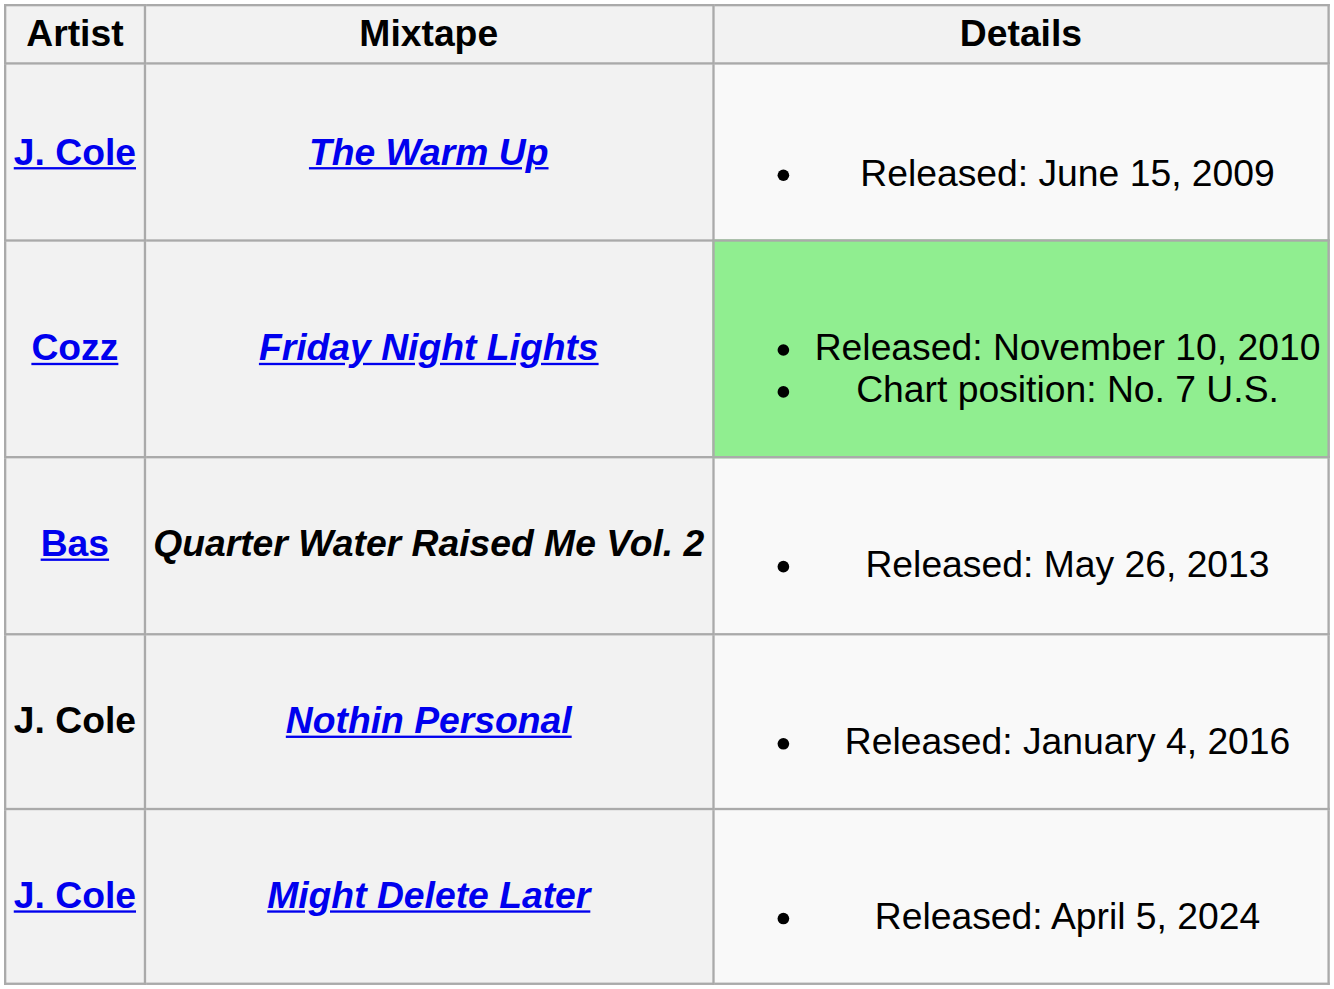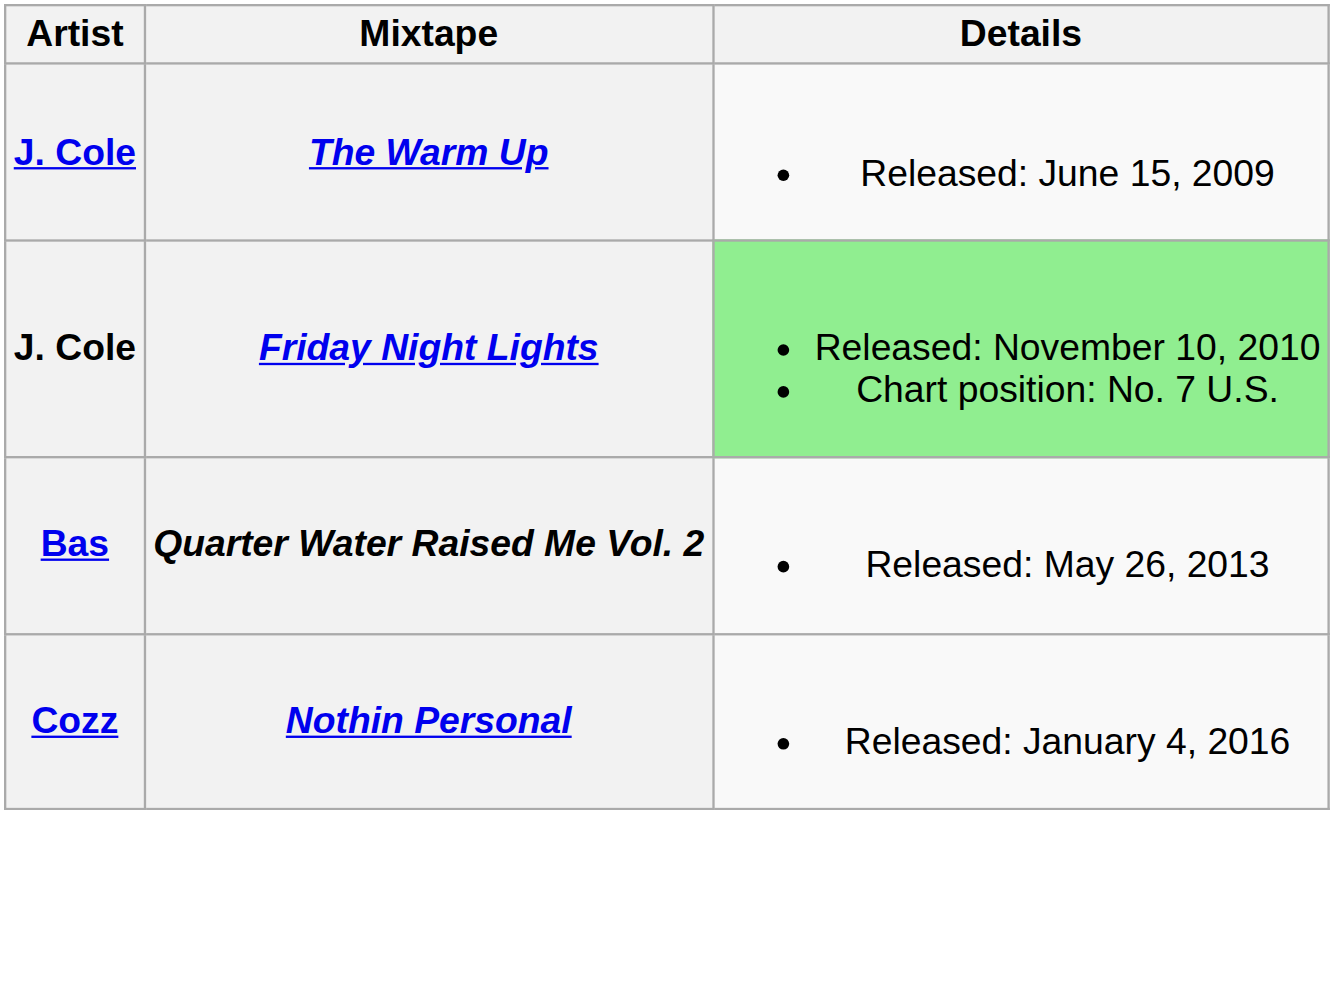(75, 348) Cozz -> (75, 348) J. Cole
(75, 720) J. Cole -> (75, 720) Cozz
- row: (429, 895)
